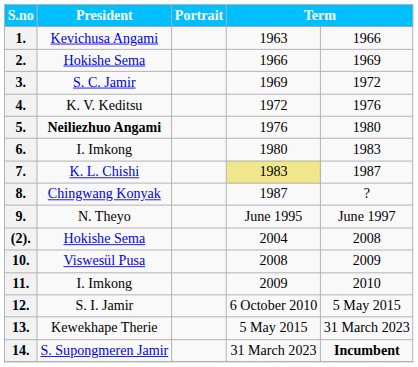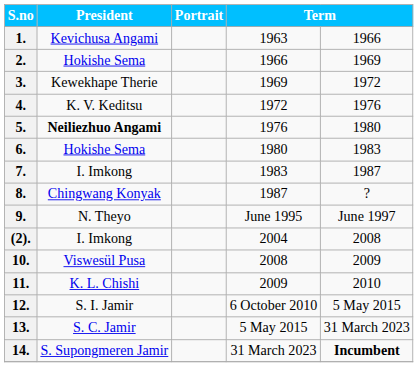(104, 82) S. C. Jamir -> (104, 82) Kewekhape Therie
(104, 149) I. Imkong -> (104, 149) Hokishe Sema
(104, 171) K. L. Chishi -> (104, 171) I. Imkong
(274, 171) khaki background -> (274, 171) no background
(104, 238) Hokishe Sema -> (104, 238) I. Imkong
(104, 283) I. Imkong -> (104, 283) K. L. Chishi
(104, 328) Kewekhape Therie -> (104, 328) S. C. Jamir
